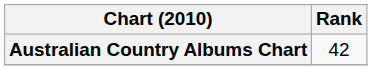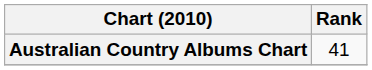(339, 49) 42 -> (339, 49) 41
